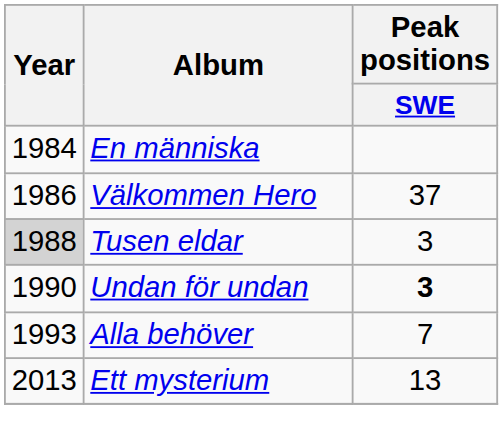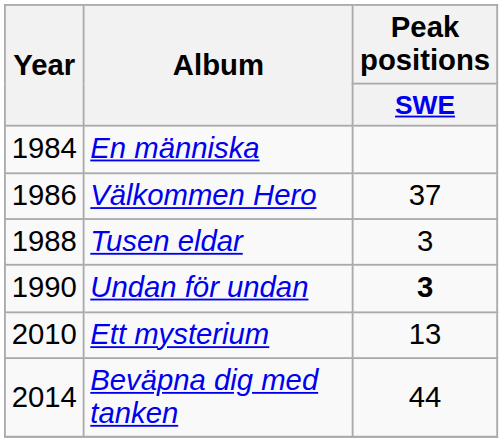(44, 241) lightgrey background -> (44, 241) no background
- row: (172, 334)
(44, 380) 2013 -> (44, 334) 2010
+ row: (204, 397)
